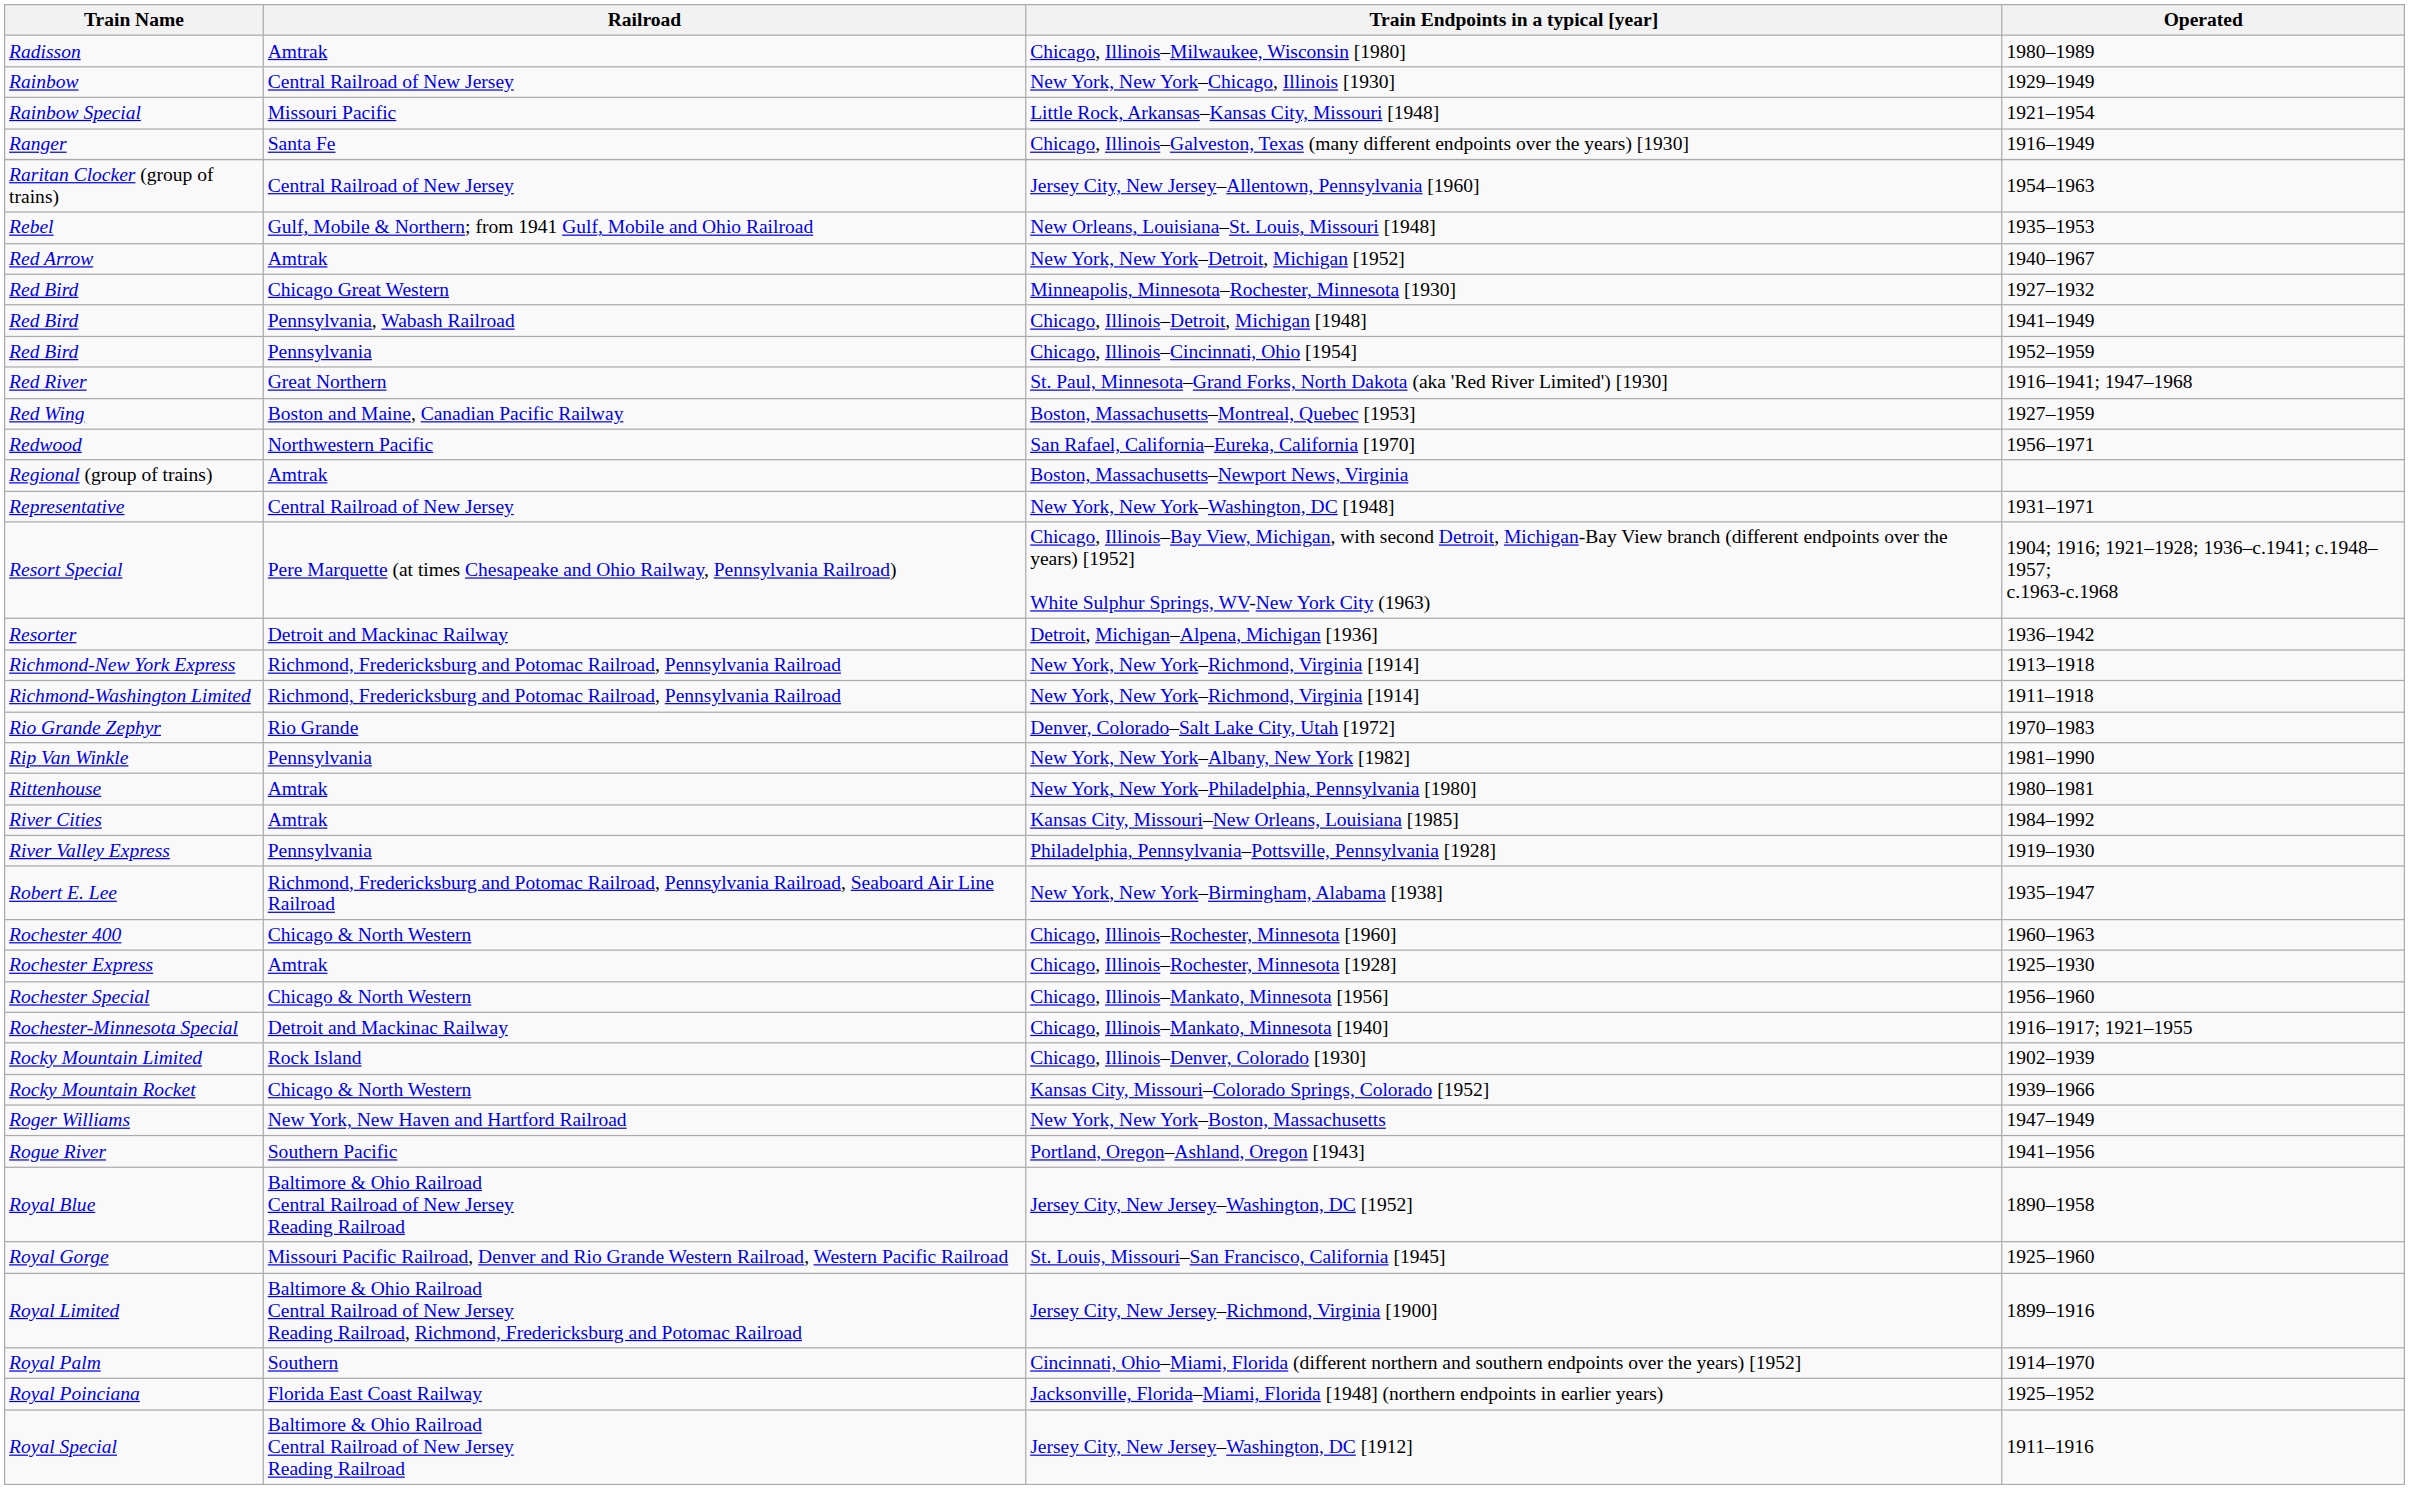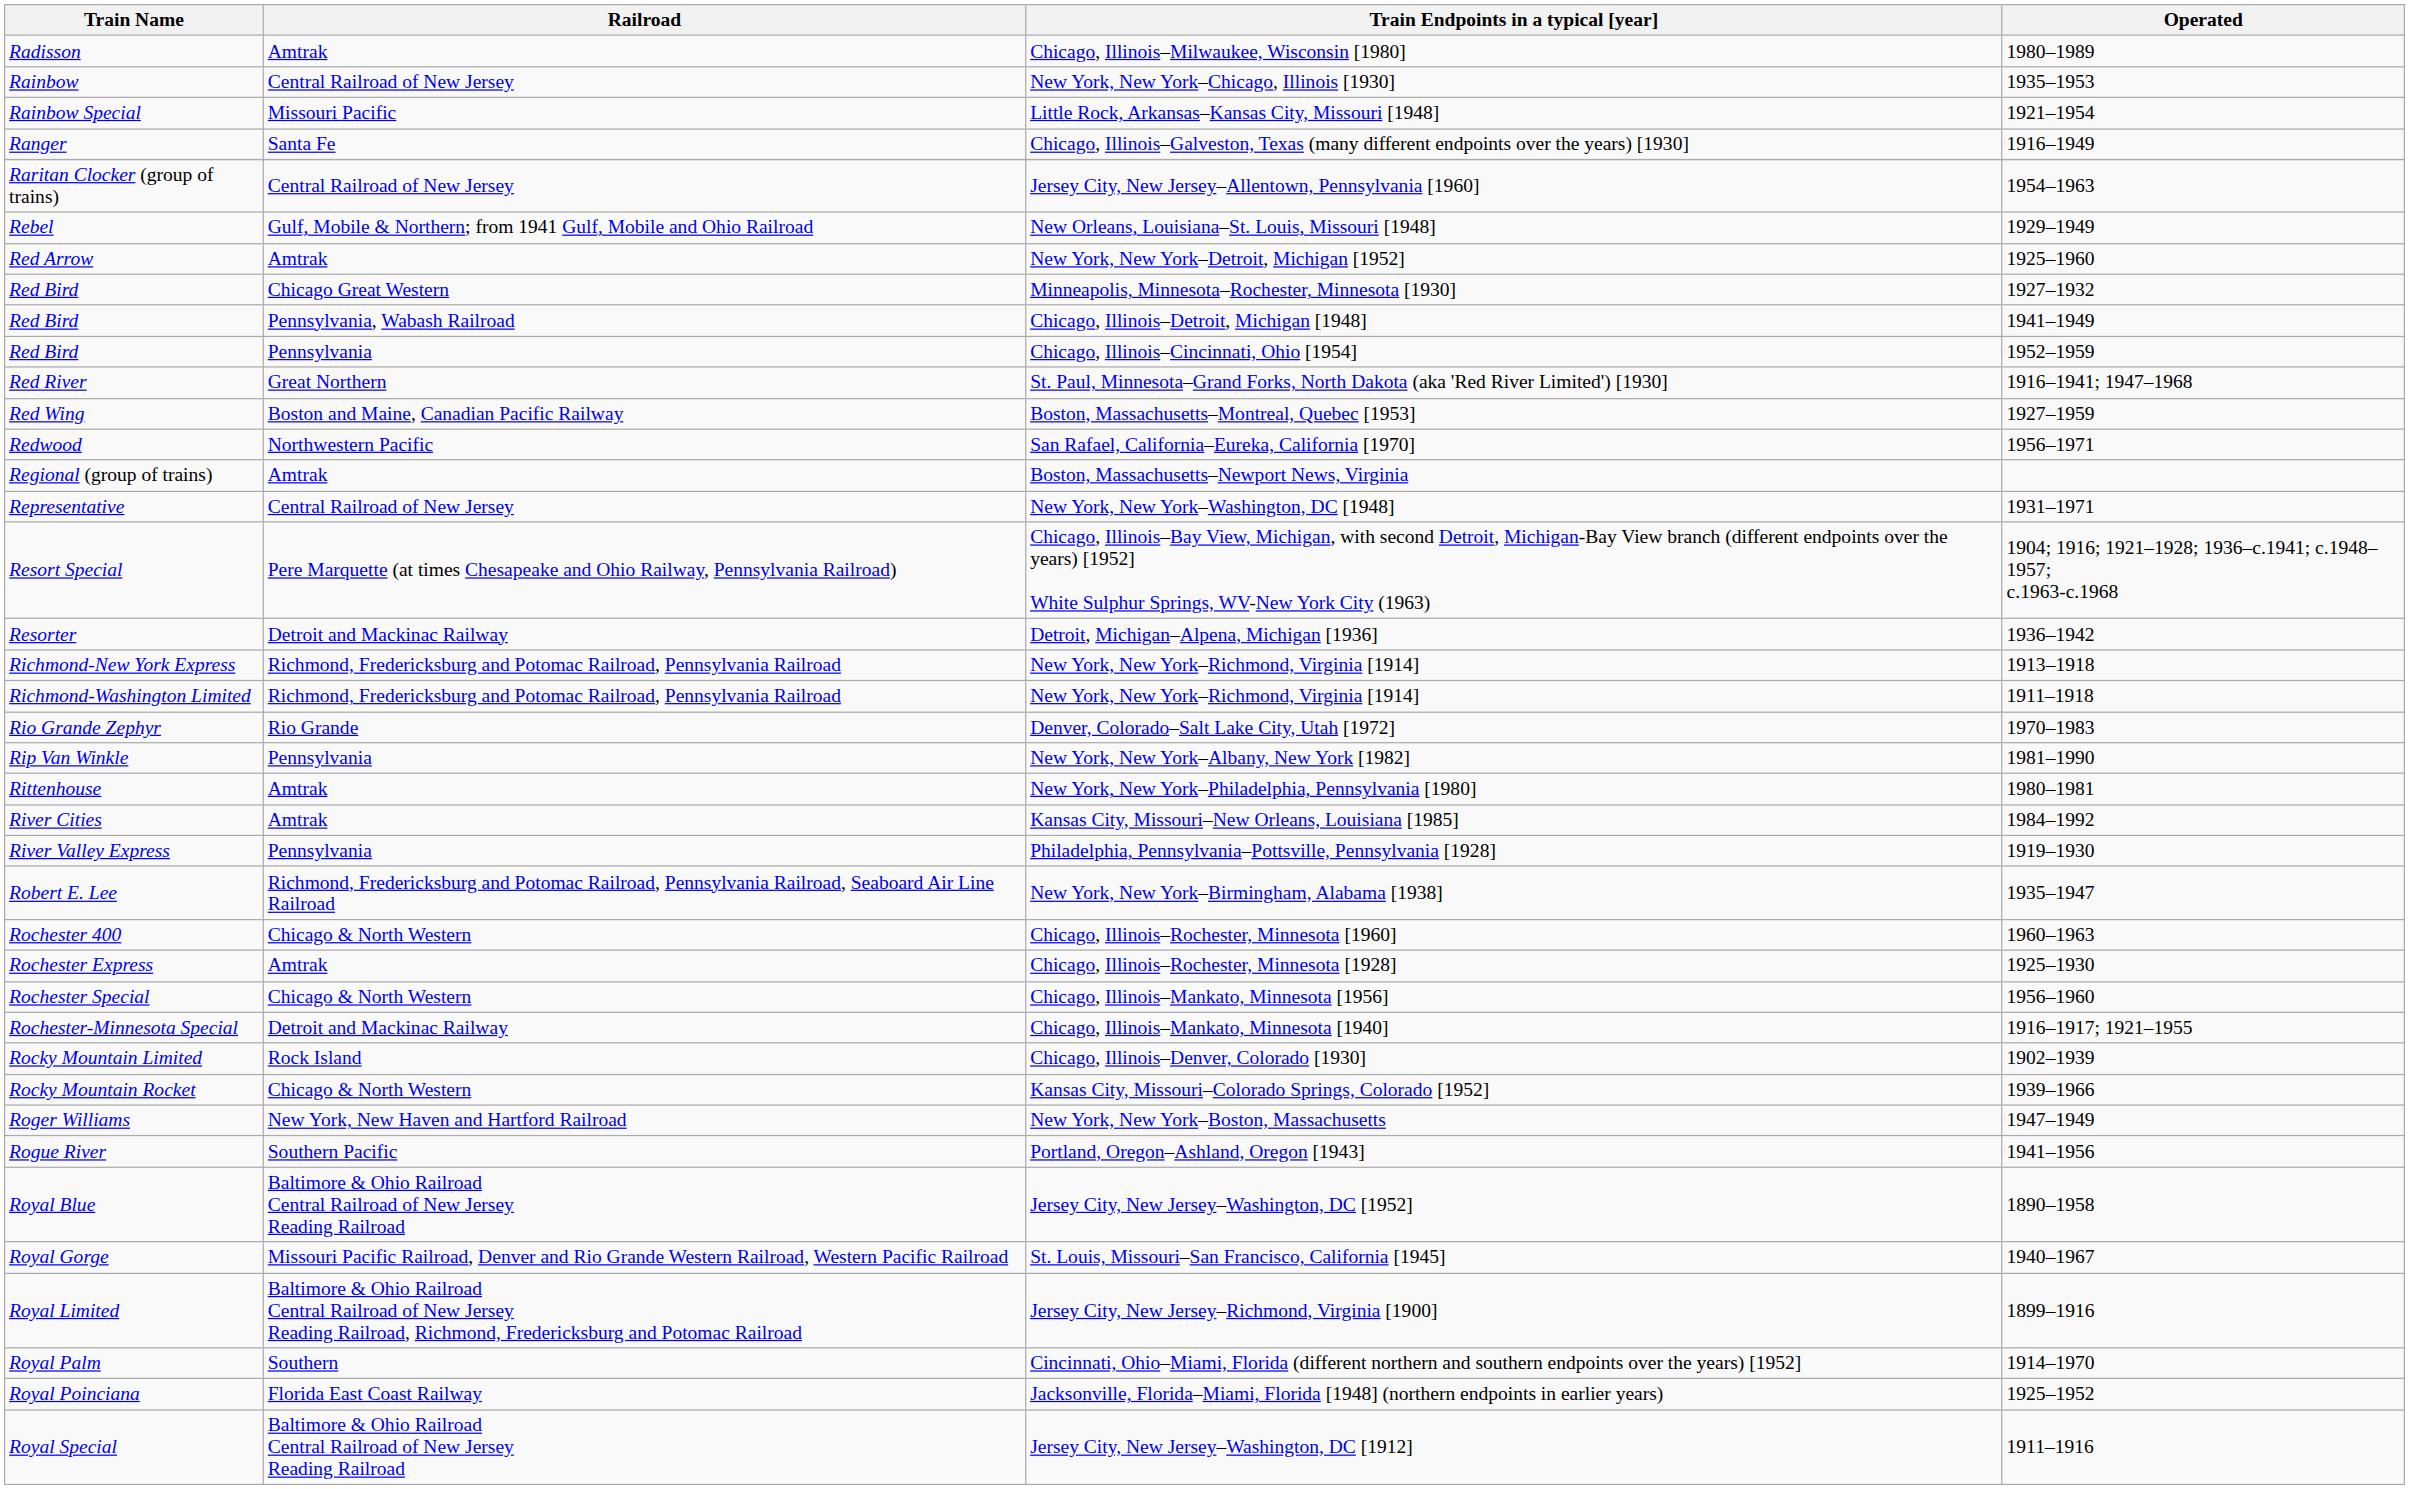(2051, 81) 1929–1949 -> (2051, 81) 1935–1953
(2051, 227) 1935–1953 -> (2051, 227) 1929–1949
(2051, 258) 1940–1967 -> (2051, 258) 1925–1960
(2051, 1257) 1925–1960 -> (2051, 1257) 1940–1967
